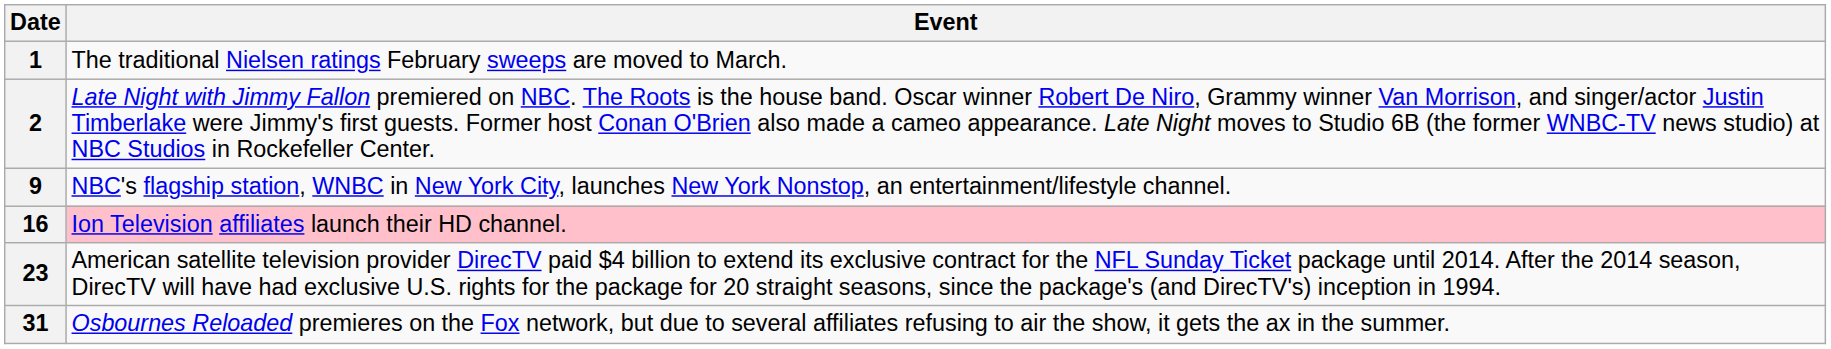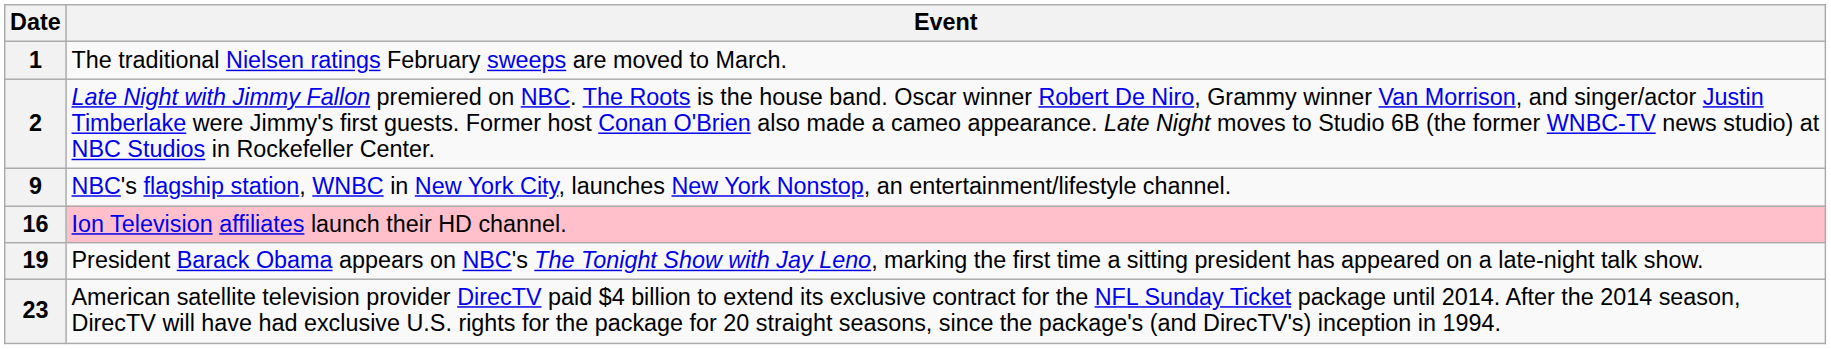+ row: (35, 260)
- row: (35, 324)
